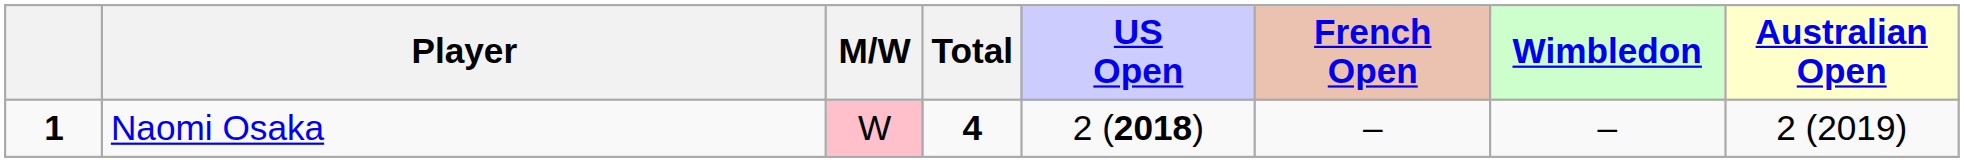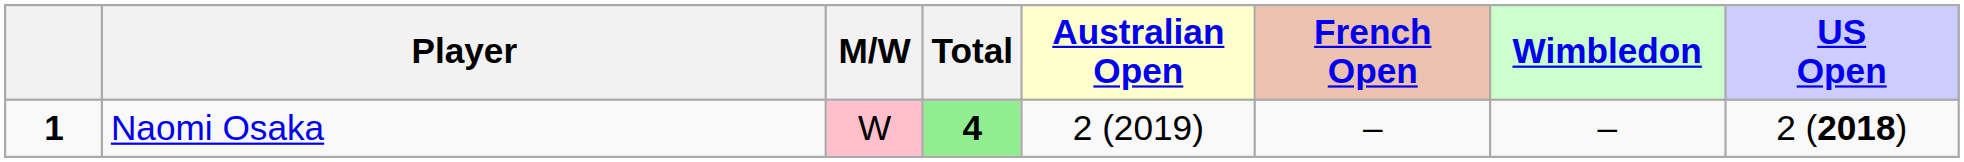columns swapped: (1842, 52) <-> (1138, 52)
(972, 127) no background -> (972, 127) lightgreen background
